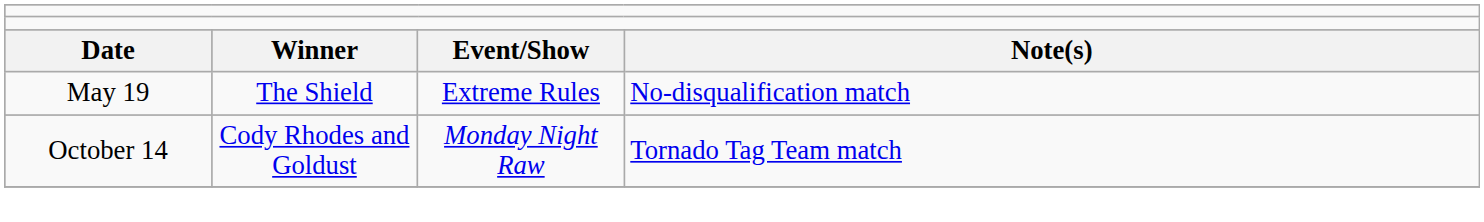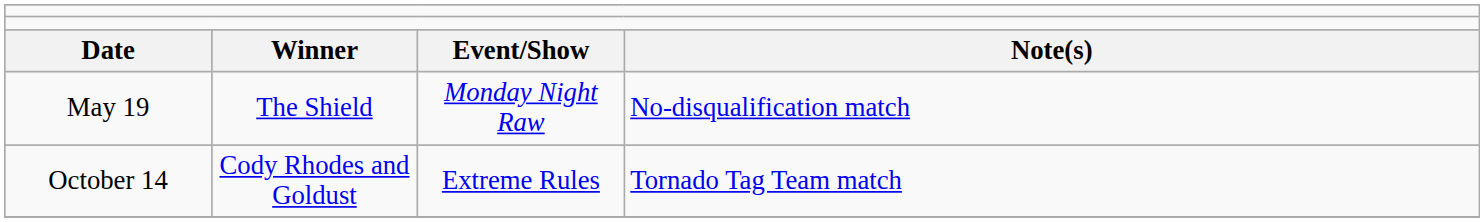(521, 92) Extreme Rules -> (521, 107) Monday Night Raw
(521, 150) Monday Night Raw -> (521, 180) Extreme Rules
